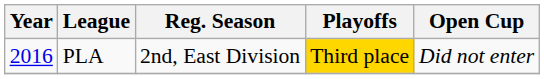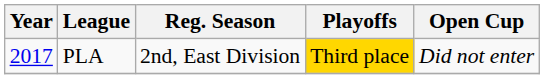(31, 55) 2016 -> (31, 55) 2017
